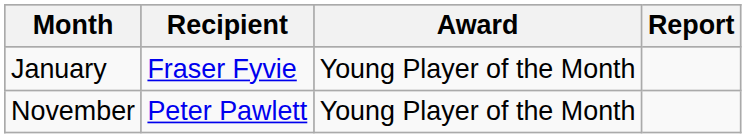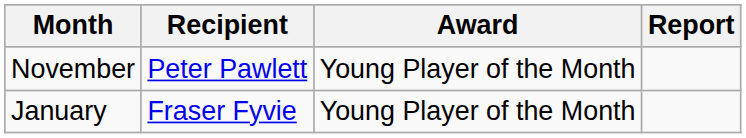rows swapped: (73, 111) <-> (59, 68)
